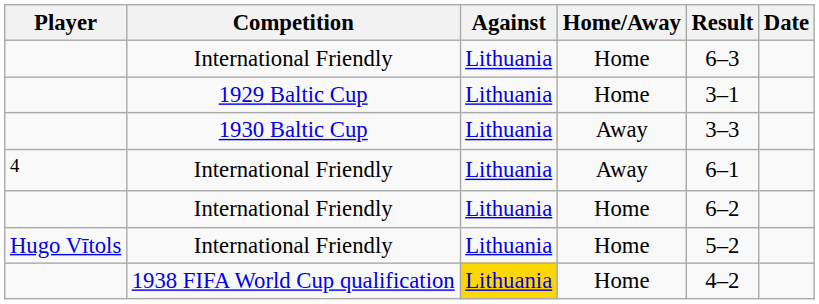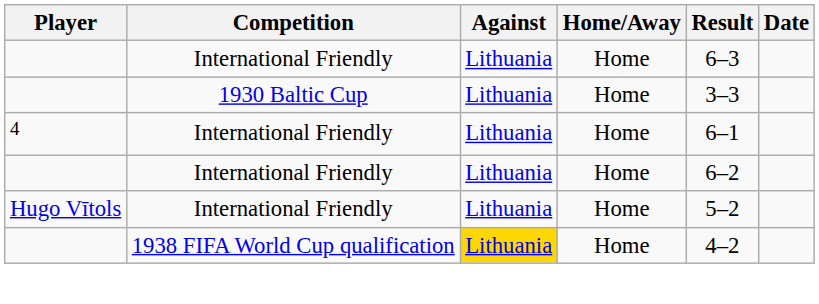- row: (66, 95)
(622, 130) Away -> (622, 94) Home
(622, 169) Away -> (622, 133) Home
